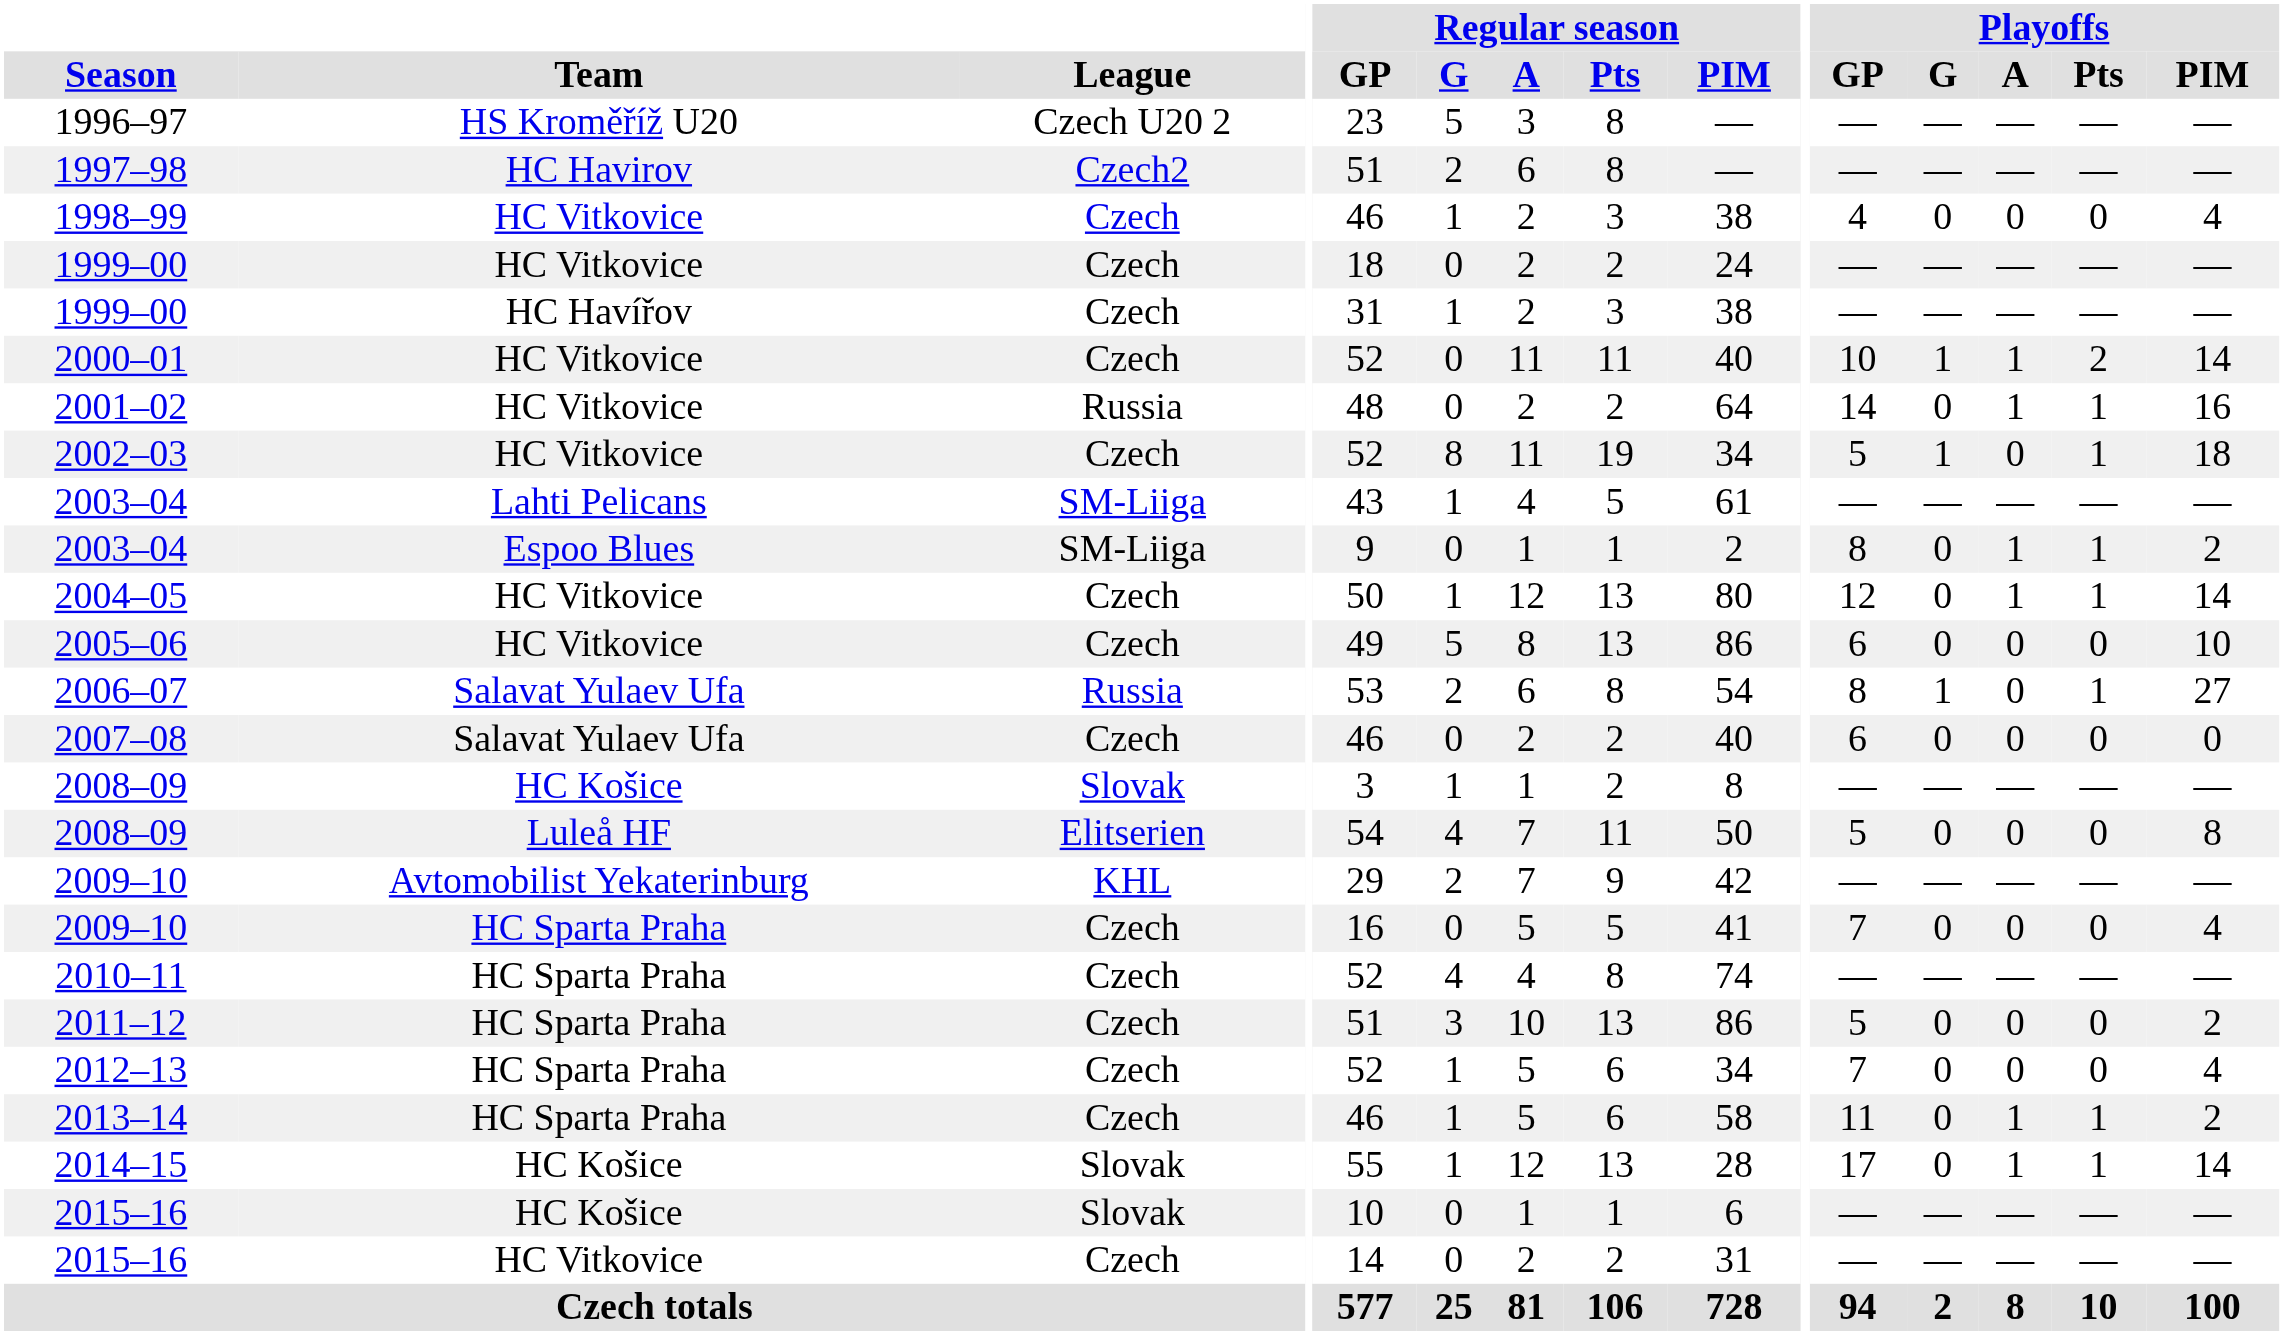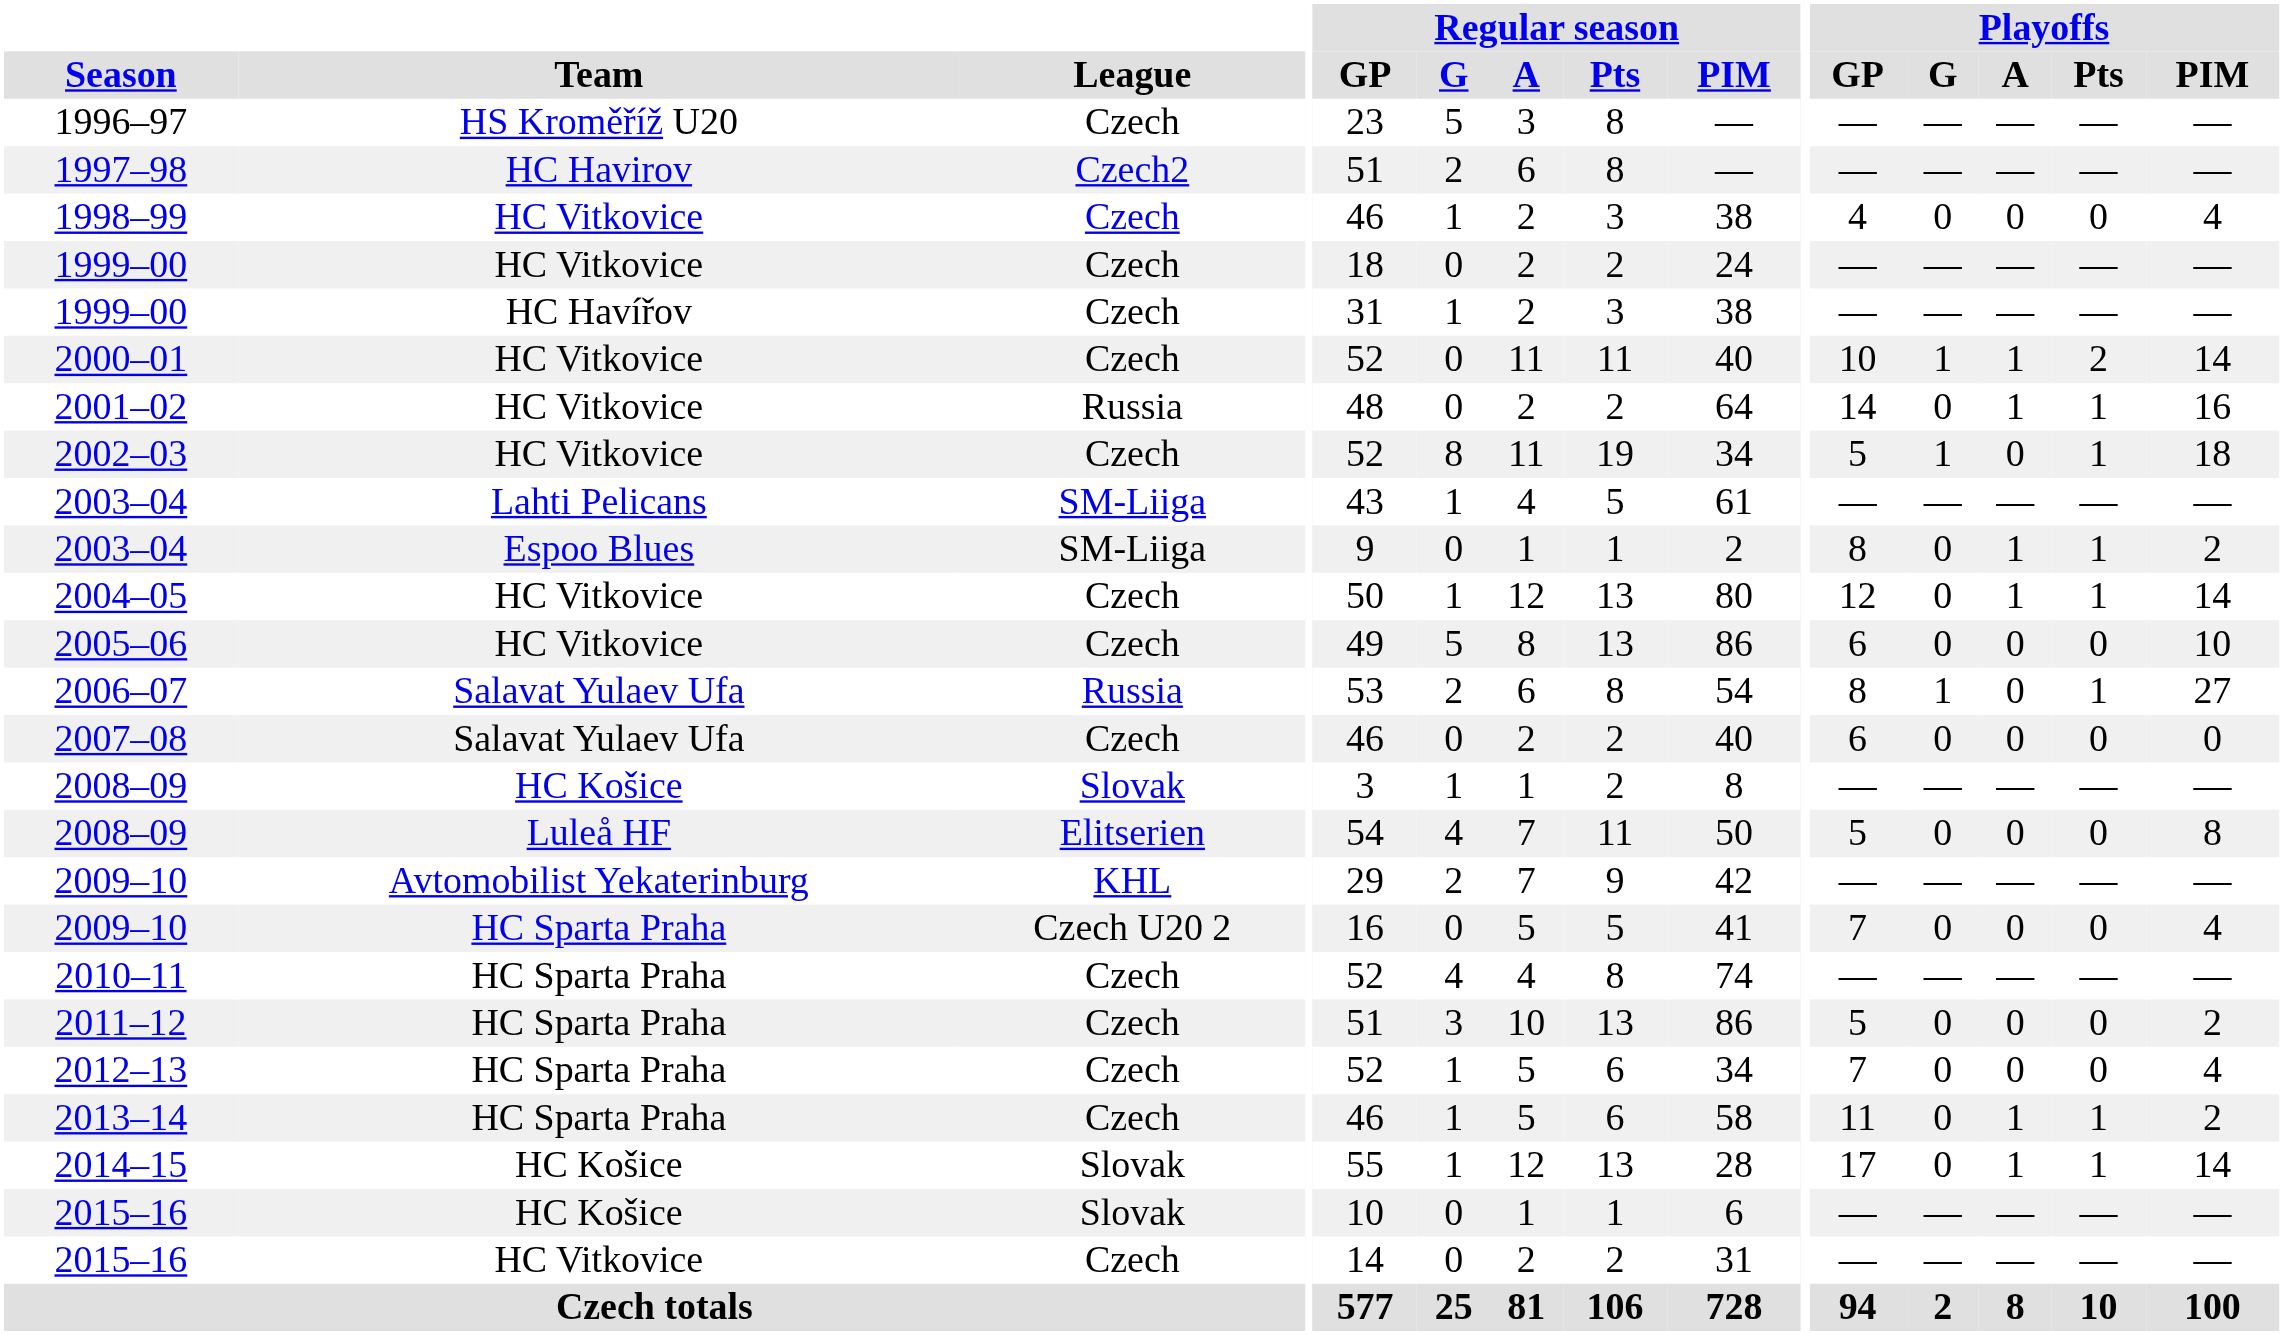(1132, 121) Czech U20 2 -> (1132, 121) Czech
(1132, 927) Czech -> (1132, 927) Czech U20 2
